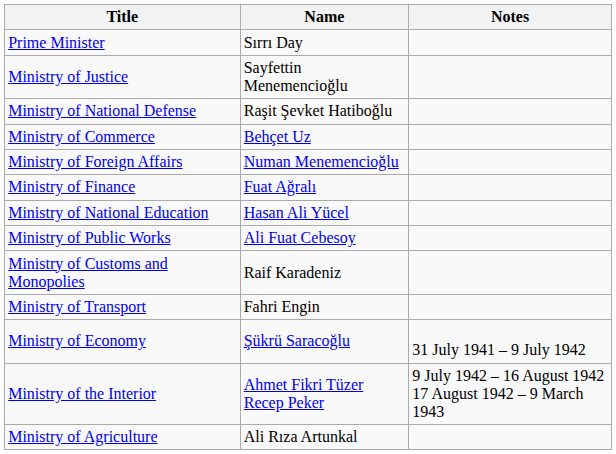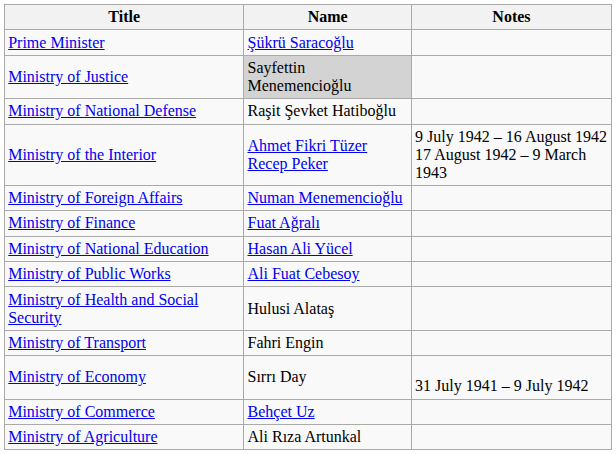(273, 42) Sırrı Day -> (301, 42) Şükrü Saracoğlu
(296, 76) no background -> (300, 76) lightgrey background
rows swapped: (82, 393) <-> (82, 136)
+ row: (103, 308)
- row: (88, 272)
(297, 341) Şükrü Saracoğlu -> (277, 377) Sırrı Day
